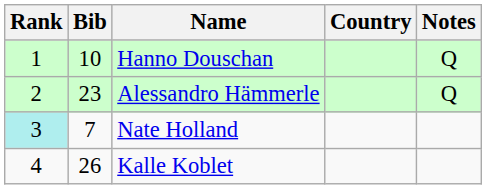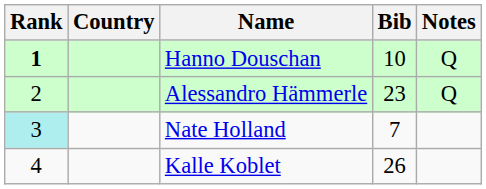columns swapped: (90, 22) <-> (371, 22)
(36, 58) normal -> (36, 58) bold
